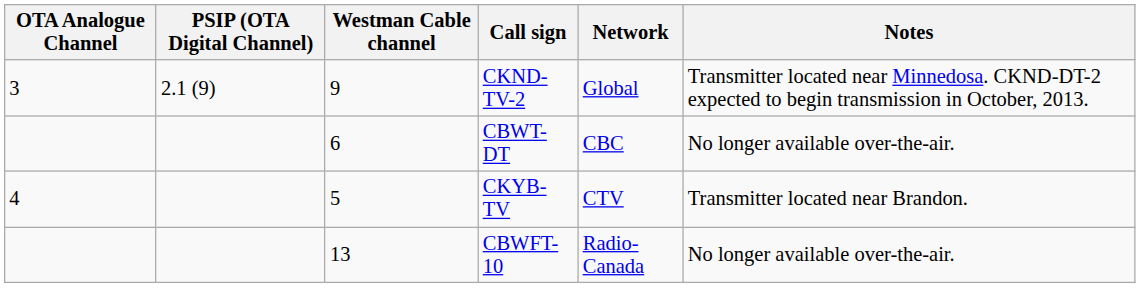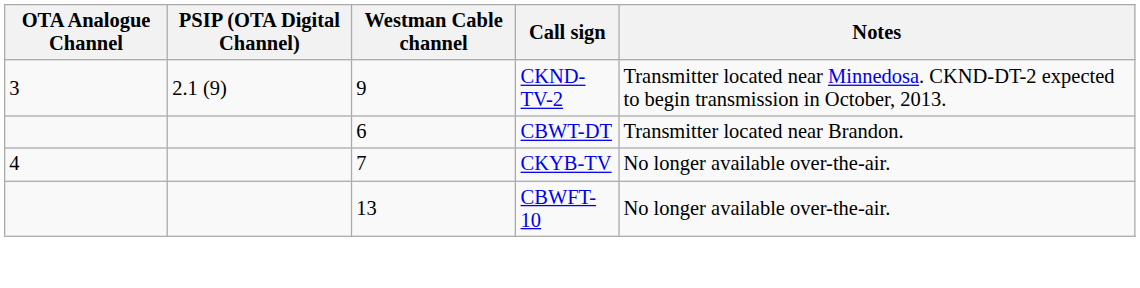- column: (631, 32)
(821, 143) No longer available over-the-air. -> (764, 131) Transmitter located near Brandon.
(335, 198) 5 -> (361, 164) 7
(828, 198) Transmitter located near Brandon. -> (757, 164) No longer available over-the-air.
